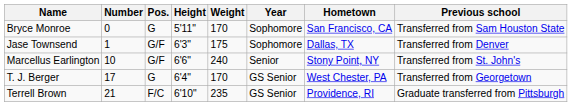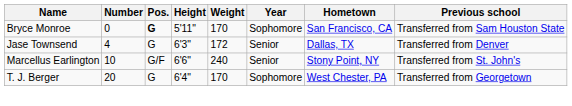(152, 28) normal -> (152, 28) bold
(107, 45) 1 -> (107, 45) 4
(156, 45) G/F -> (152, 45) G
(219, 45) 175 -> (219, 45) 172
(276, 45) Sophomore -> (264, 45) Senior
(110, 77) 17 -> (110, 77) 20
(273, 77) GS Senior -> (276, 77) Sophomore
- row: (37, 93)
